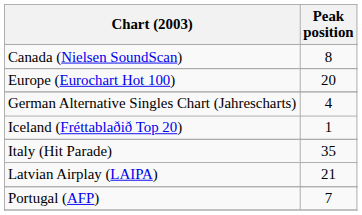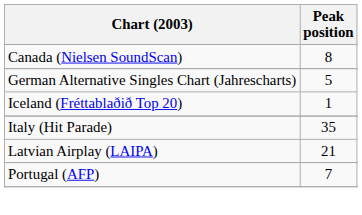- row: (92, 80)
(328, 103) 4 -> (328, 80) 5
